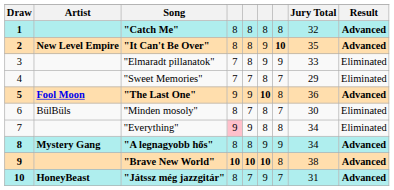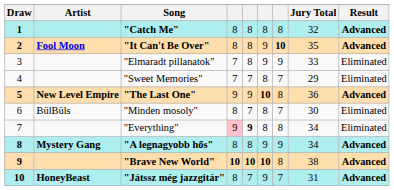(78, 45) New Level Empire -> (61, 45) Fool Moon
(61, 95) Fool Moon -> (78, 95) New Level Empire
(250, 128) normal -> (250, 128) bold
